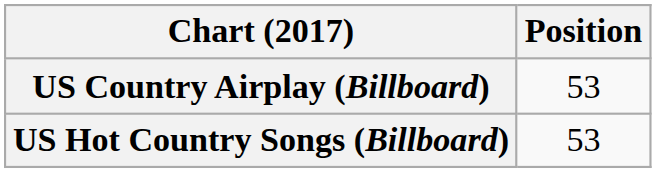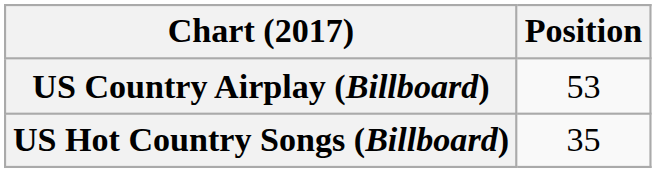(583, 139) 53 -> (583, 139) 35
